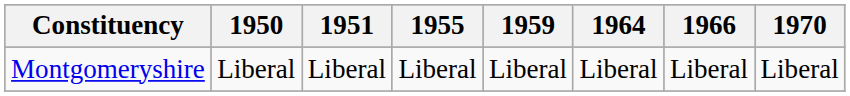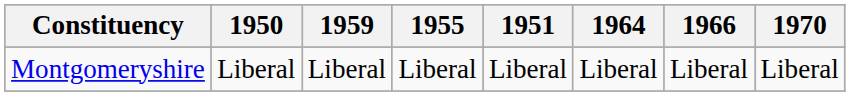columns swapped: (347, 25) <-> (528, 25)
